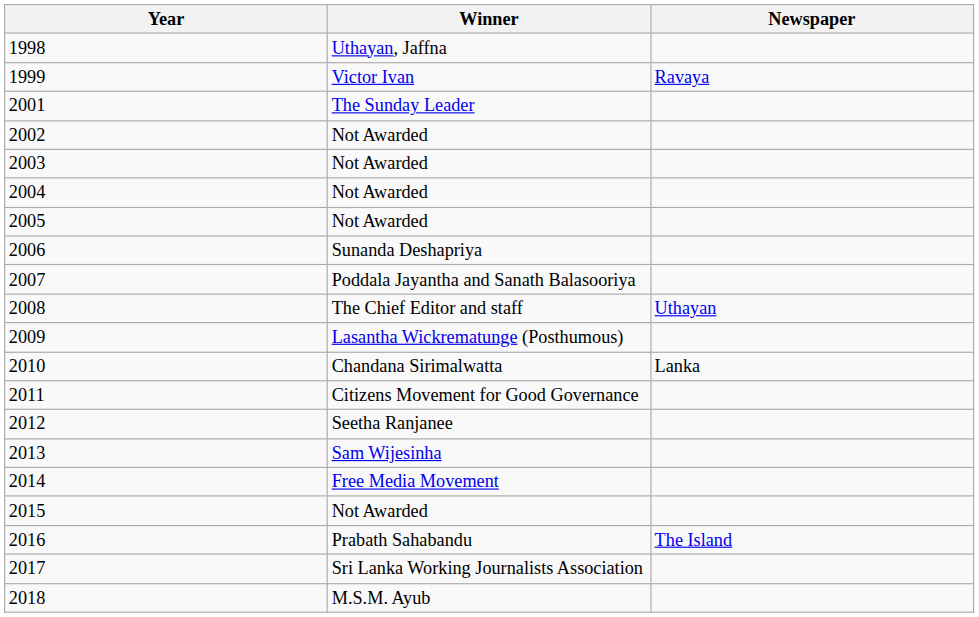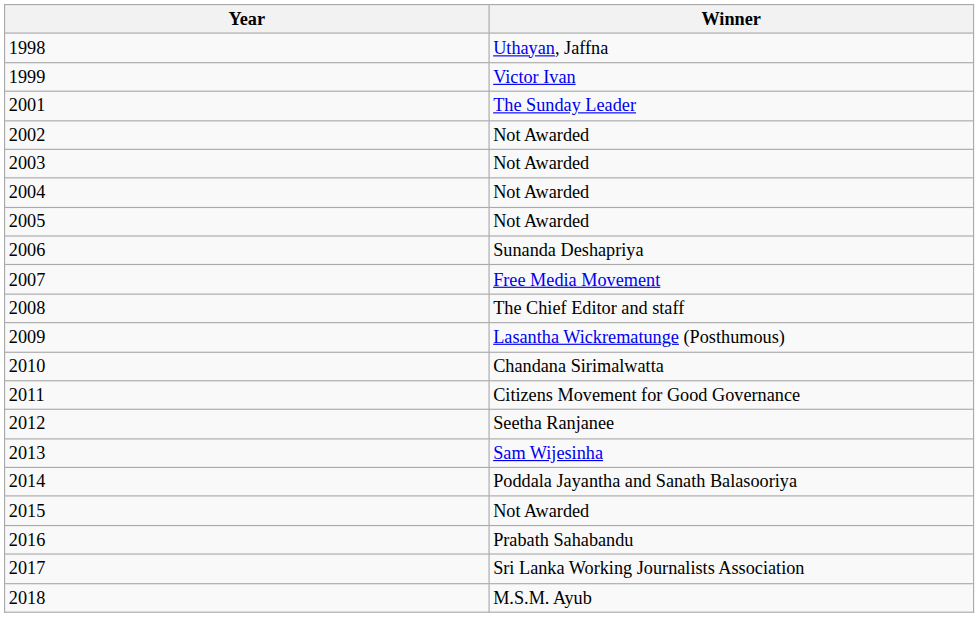- column: (812, 18)
(484, 279) Poddala Jayantha and Sanath Balasooriya -> (577, 279) Free Media Movement
(415, 481) Free Media Movement -> (645, 481) Poddala Jayantha and Sanath Balasooriya
